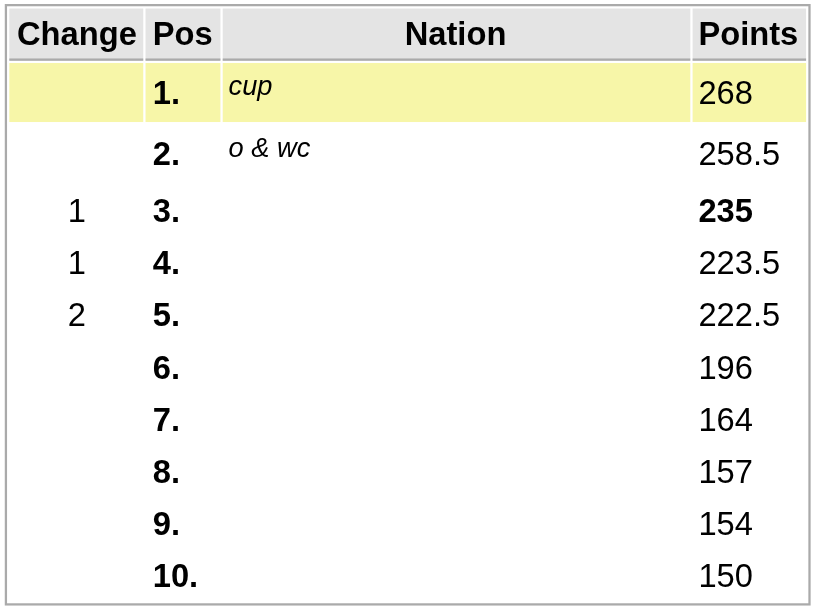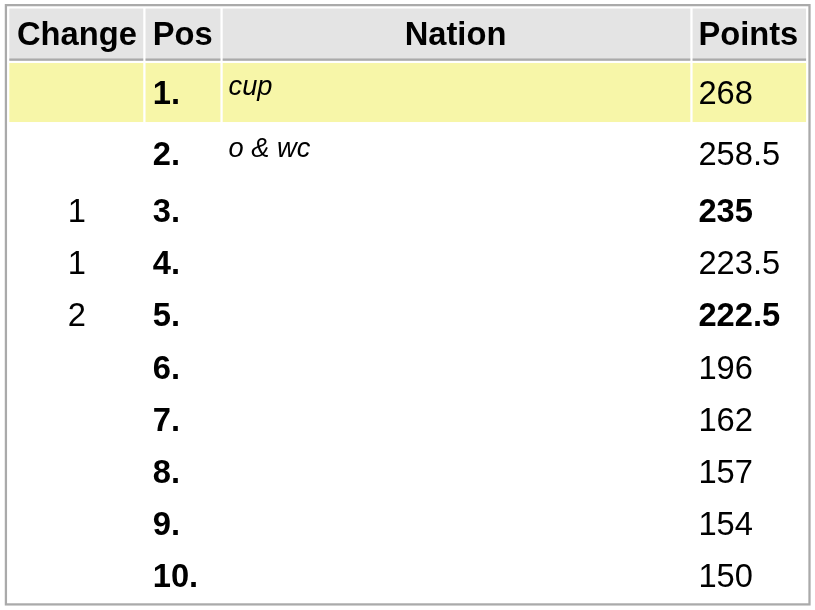(739, 314) normal -> (739, 314) bold
(726, 418) 164 -> (726, 418) 162
